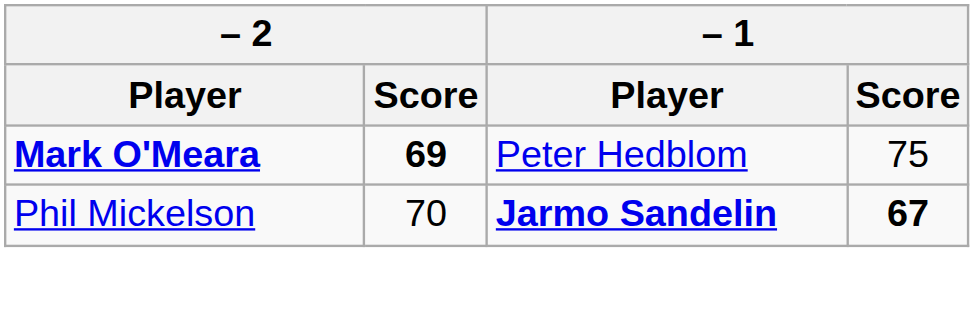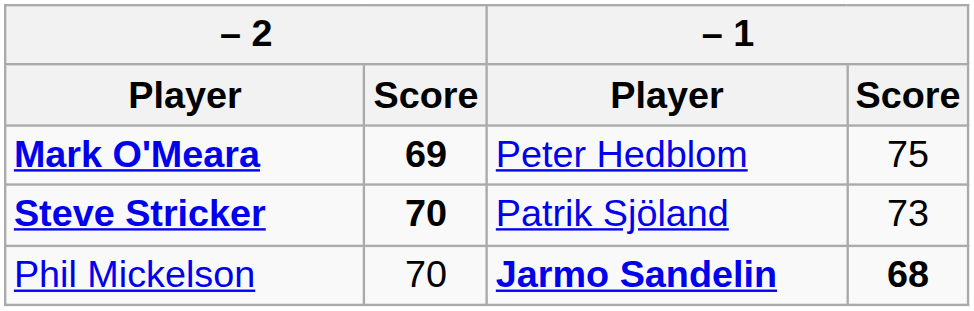+ row: (140, 214)
(908, 214) 67 -> (908, 273) 68
